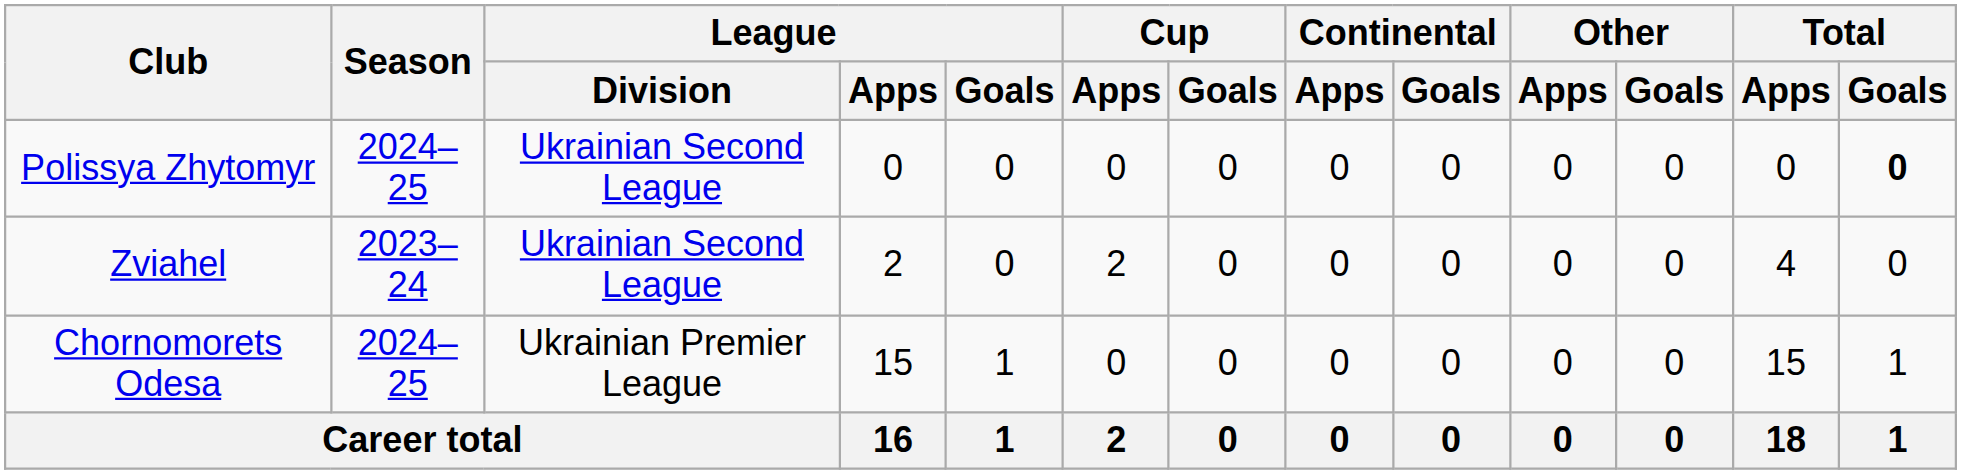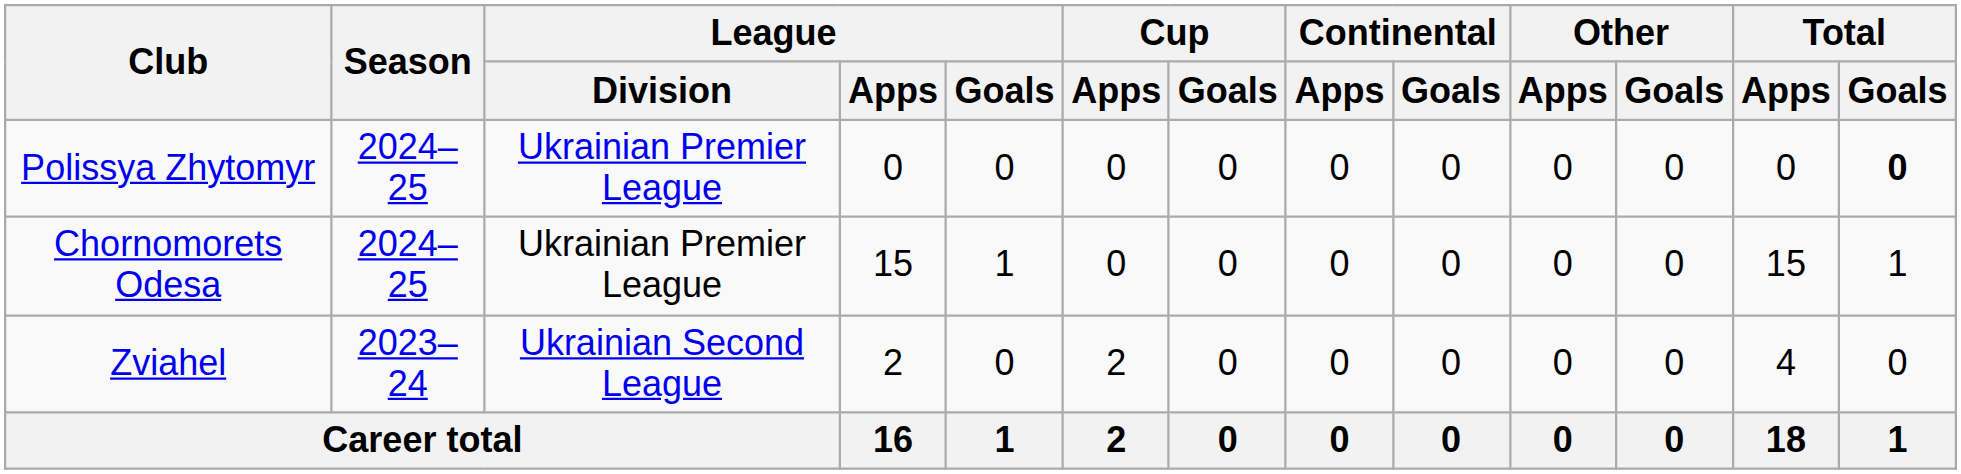(662, 167) Ukrainian Second League -> (662, 167) Ukrainian Premier League
rows swapped: (168, 265) <-> (168, 362)
